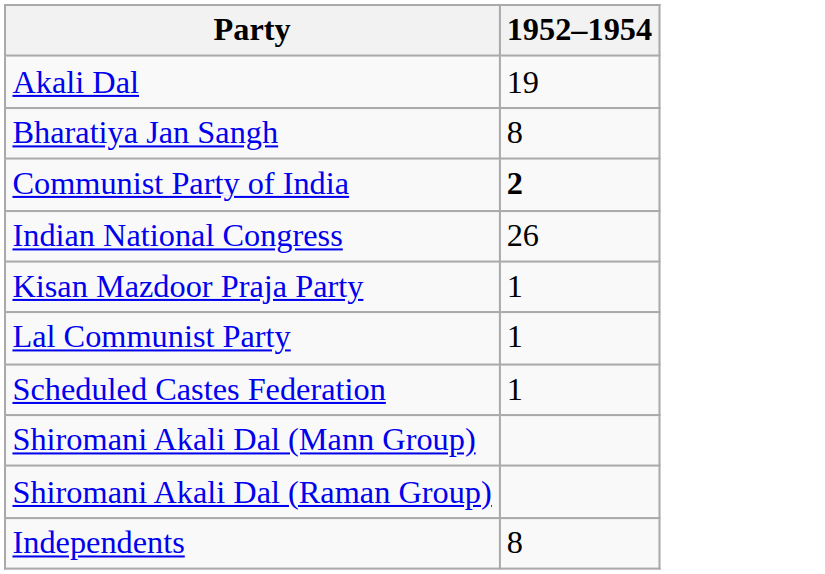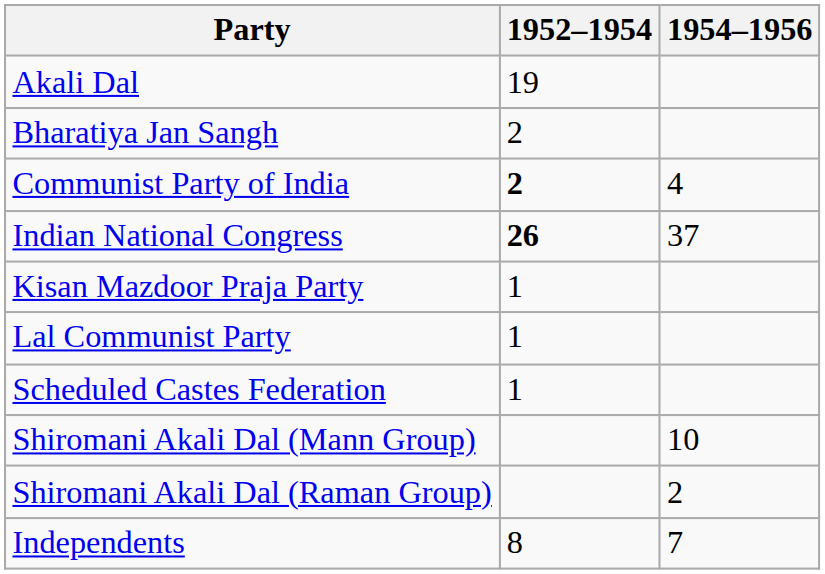+ column: (740, 30)
(515, 132) 8 -> (515, 132) 2
(523, 235) normal -> (523, 235) bold
